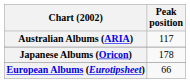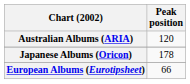(166, 39) 117 -> (166, 39) 120
